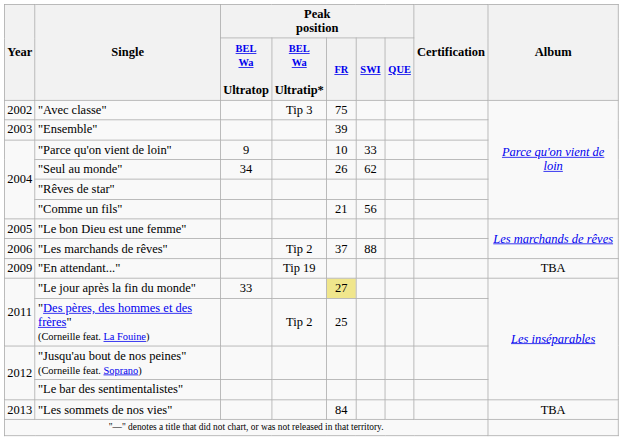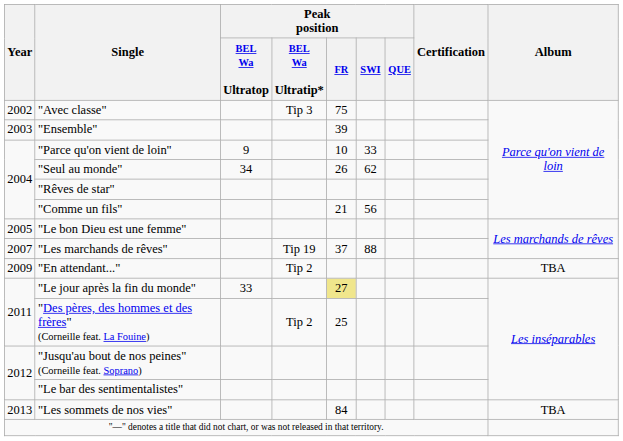(20, 248) 2006 -> (20, 248) 2007
(299, 248) Tip 2 -> (299, 248) Tip 19
(299, 268) Tip 19 -> (299, 268) Tip 2
